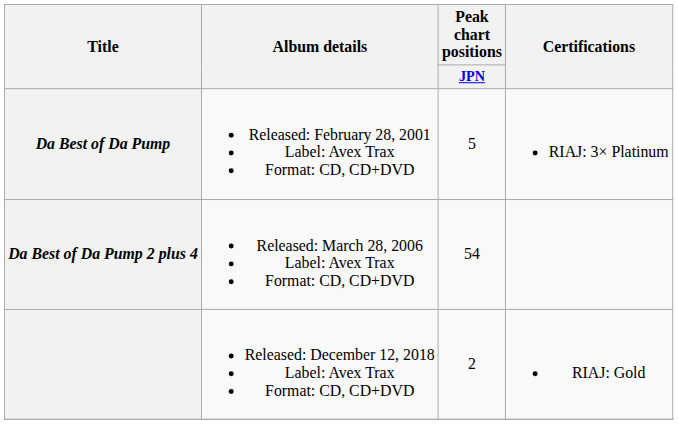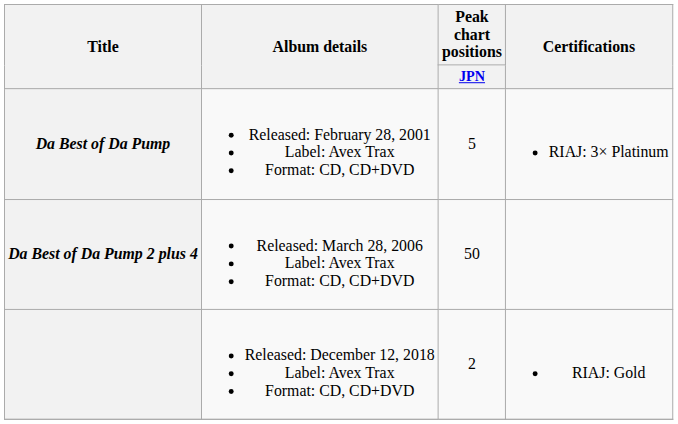(472, 254) 54 -> (472, 254) 50
